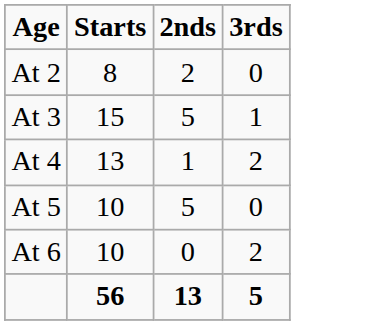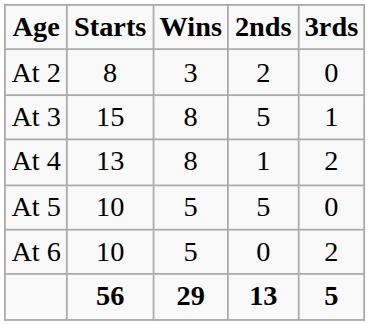+ column: (191, 26)
